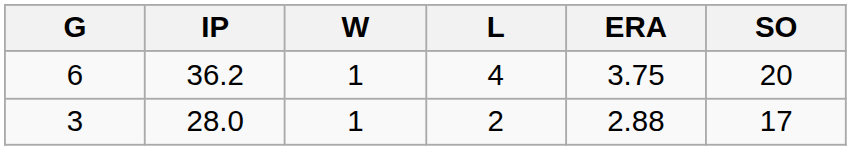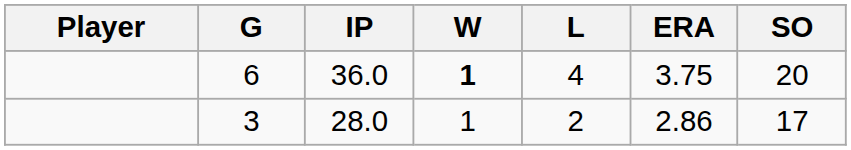+ column: (101, 27)
(215, 74) 36.2 -> (359, 74) 36.0
(355, 74) normal -> (468, 74) bold
(636, 121) 2.88 -> (684, 121) 2.86
